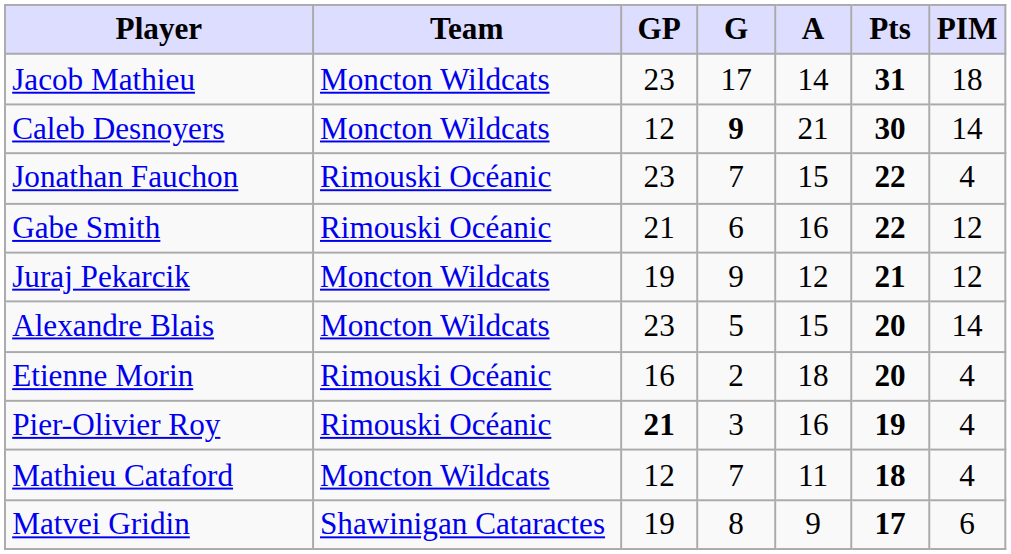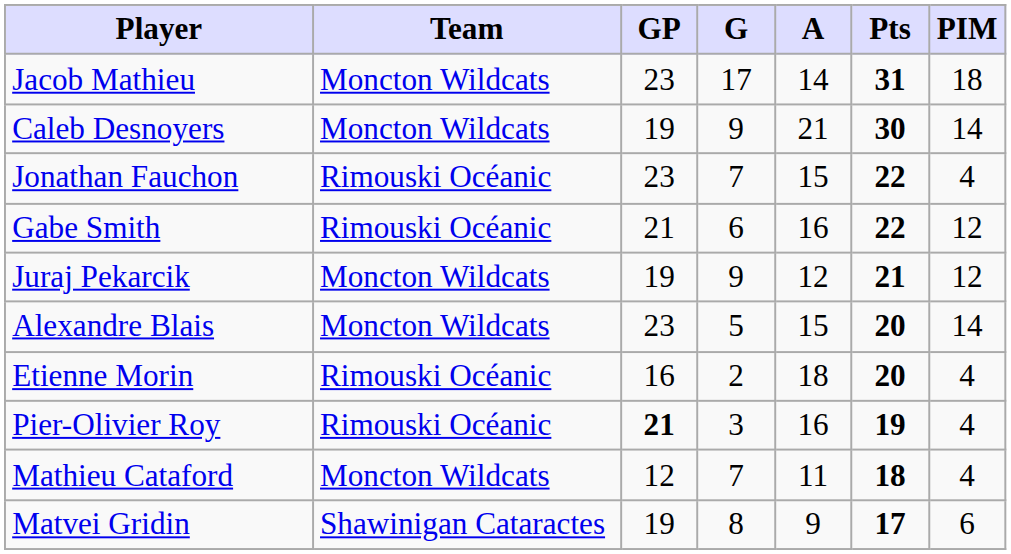(659, 128) 12 -> (659, 128) 19
(736, 128) bold -> (736, 128) normal
